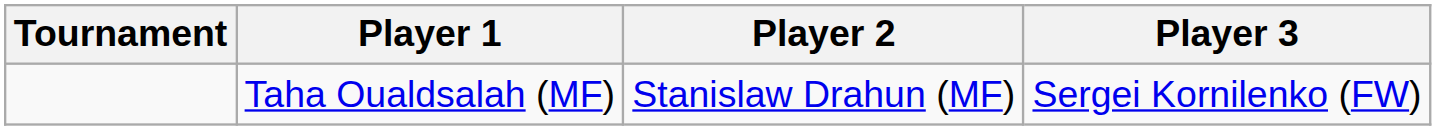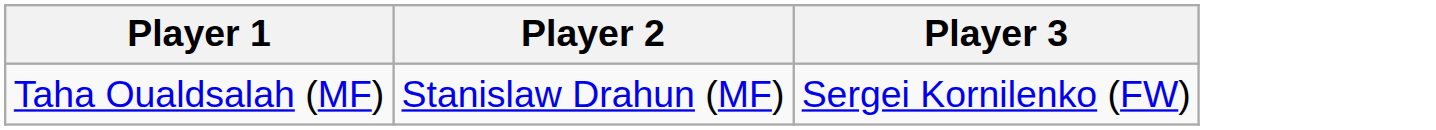- column: (121, 34)
